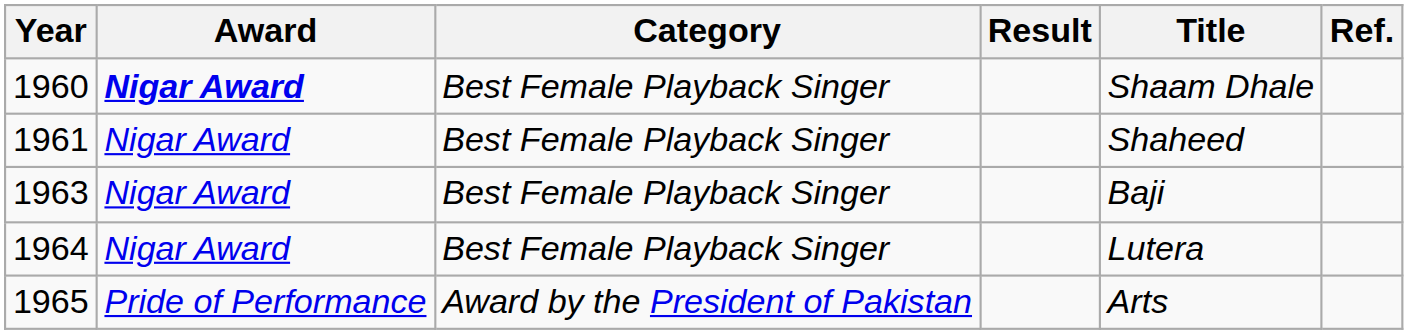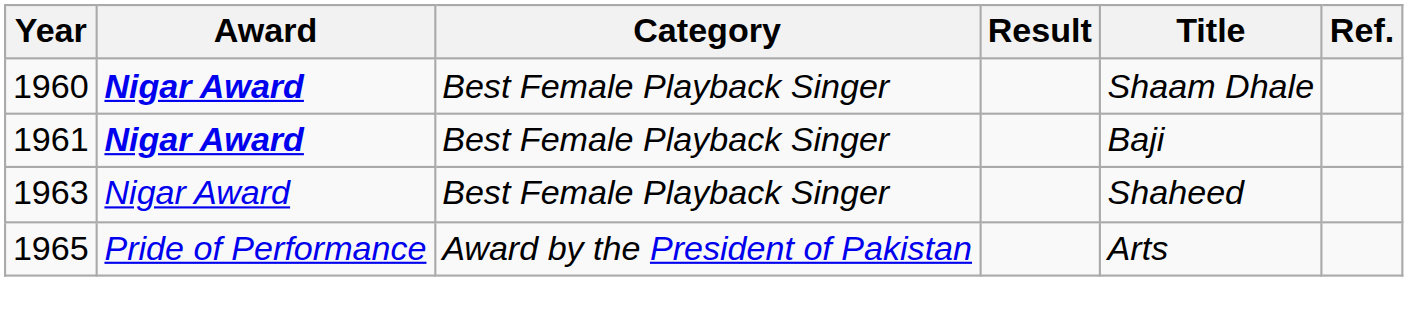(197, 139) normal -> (204, 139) bold
(1176, 139) Shaheed -> (1136, 139) Baji
(1136, 193) Baji -> (1176, 193) Shaheed
- row: (51, 247)
